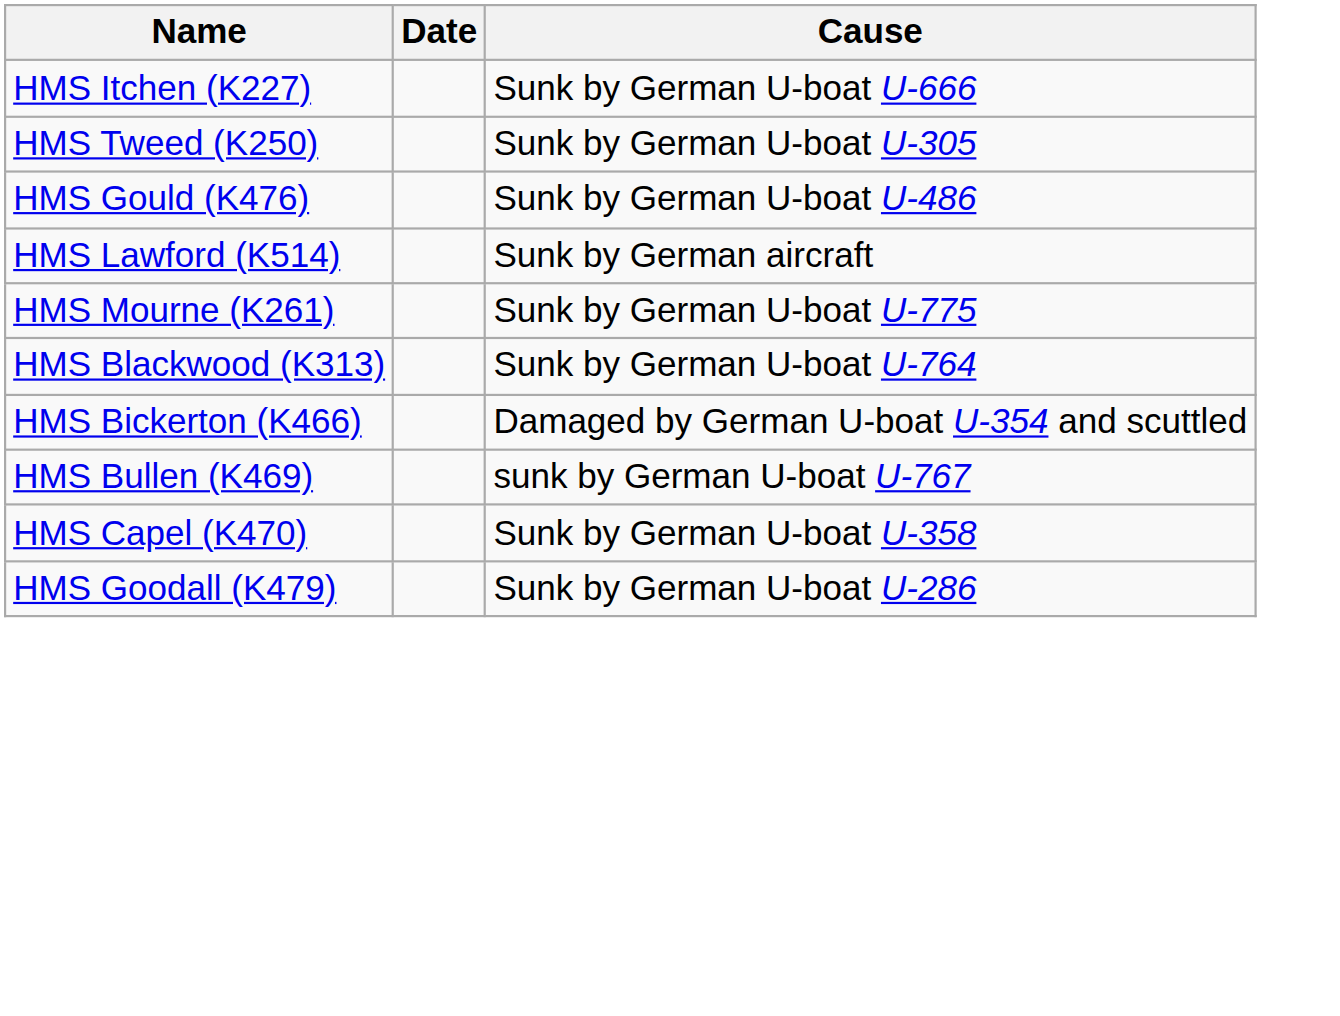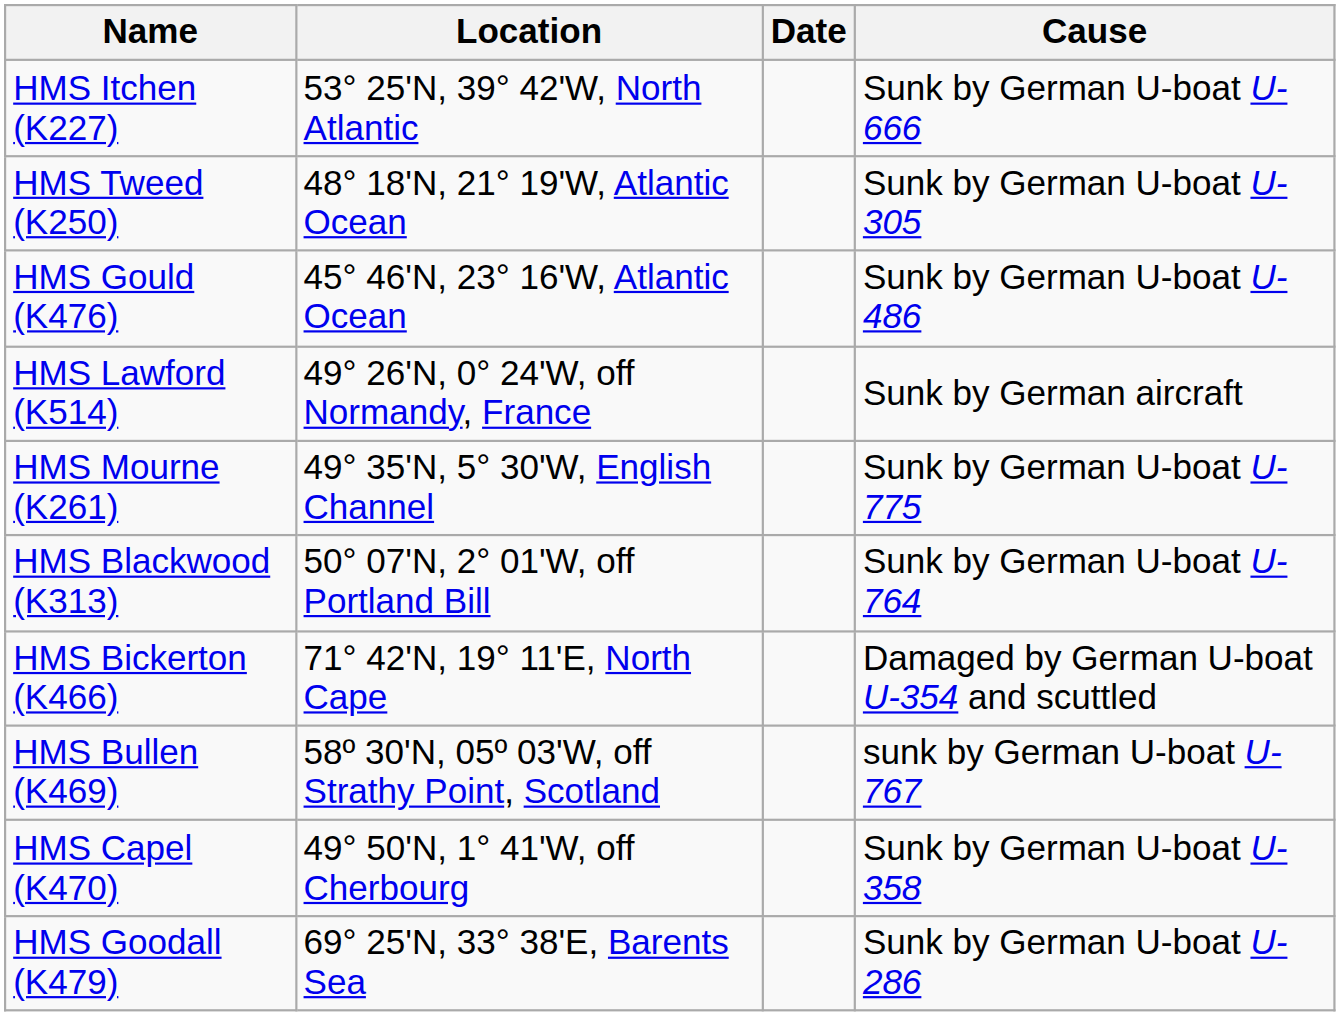+ column: (529, 32)
